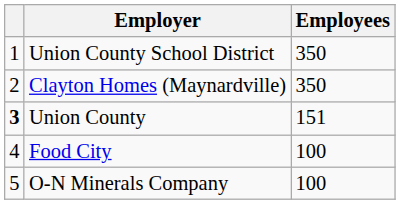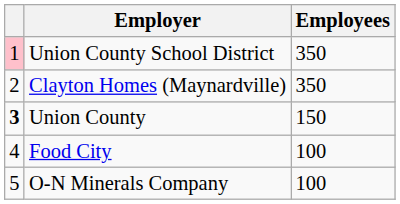(14, 53) no background -> (14, 53) pink background
(311, 118) 151 -> (311, 118) 150
